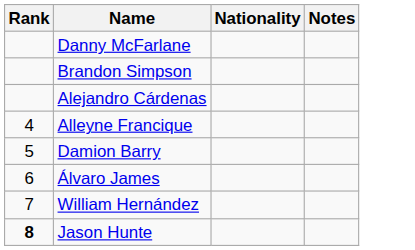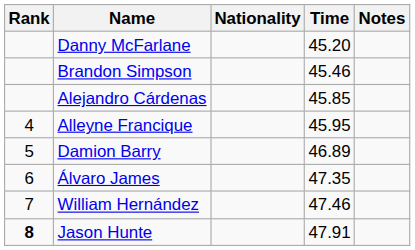+ column: (330, 18)
